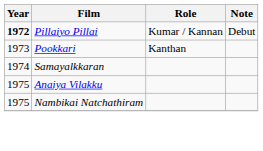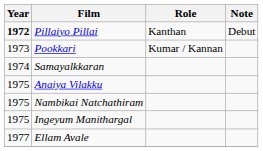(186, 31) Kumar / Kannan -> (167, 31) Kanthan
(167, 48) Kanthan -> (186, 48) Kumar / Kannan
+ row: (83, 119)
+ row: (62, 137)
